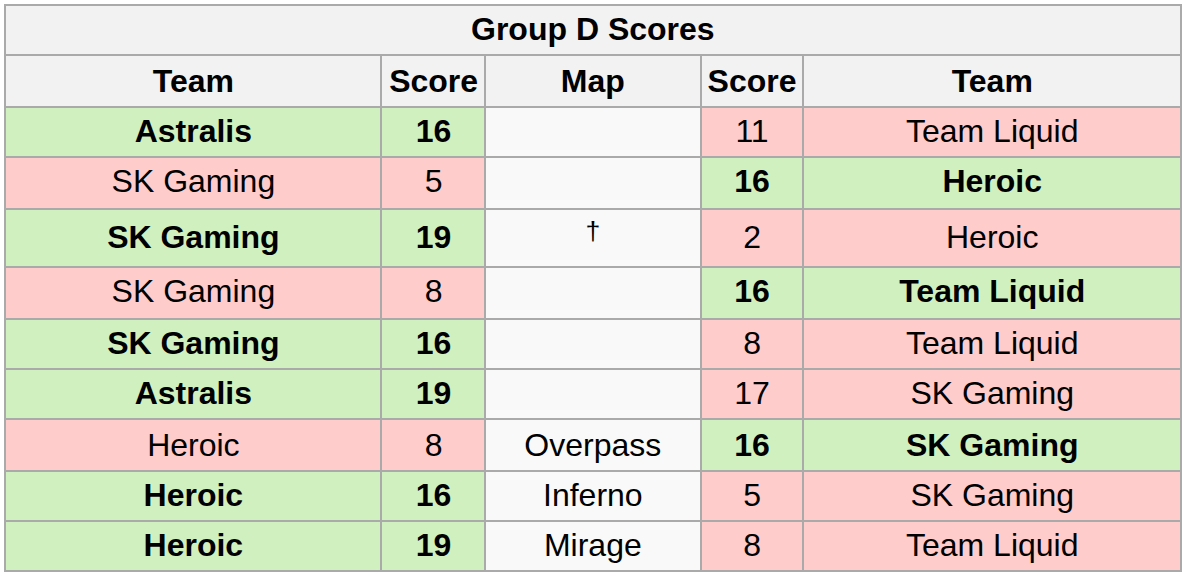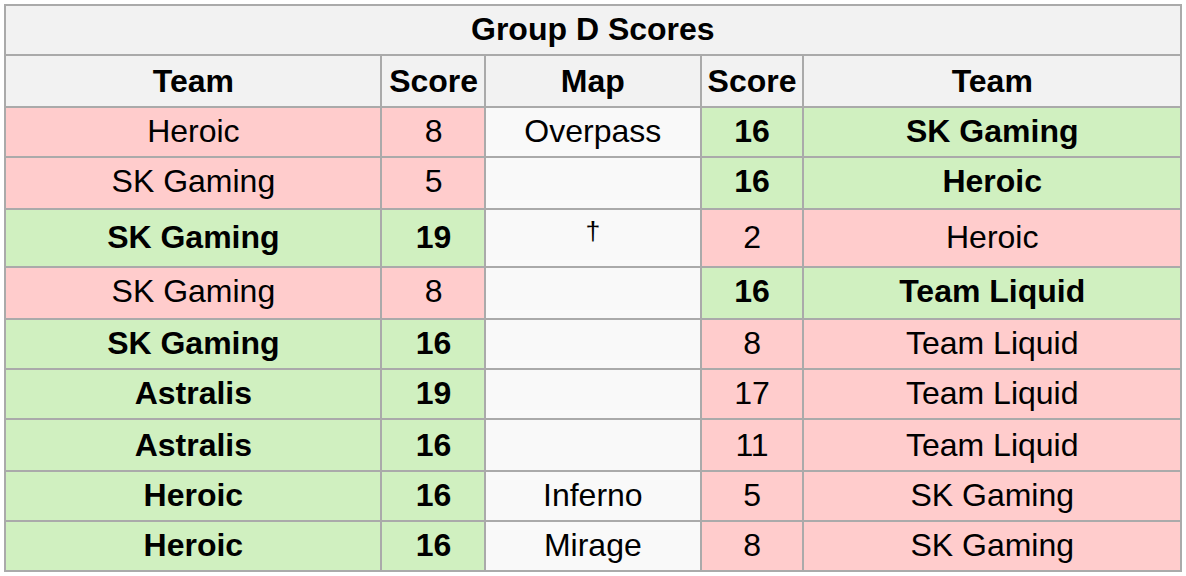rows swapped: (593, 132) <-> (593, 444)
(992, 393) SK Gaming -> (992, 393) Team Liquid
(434, 546) 19 -> (434, 546) 16
(992, 546) Team Liquid -> (992, 546) SK Gaming
